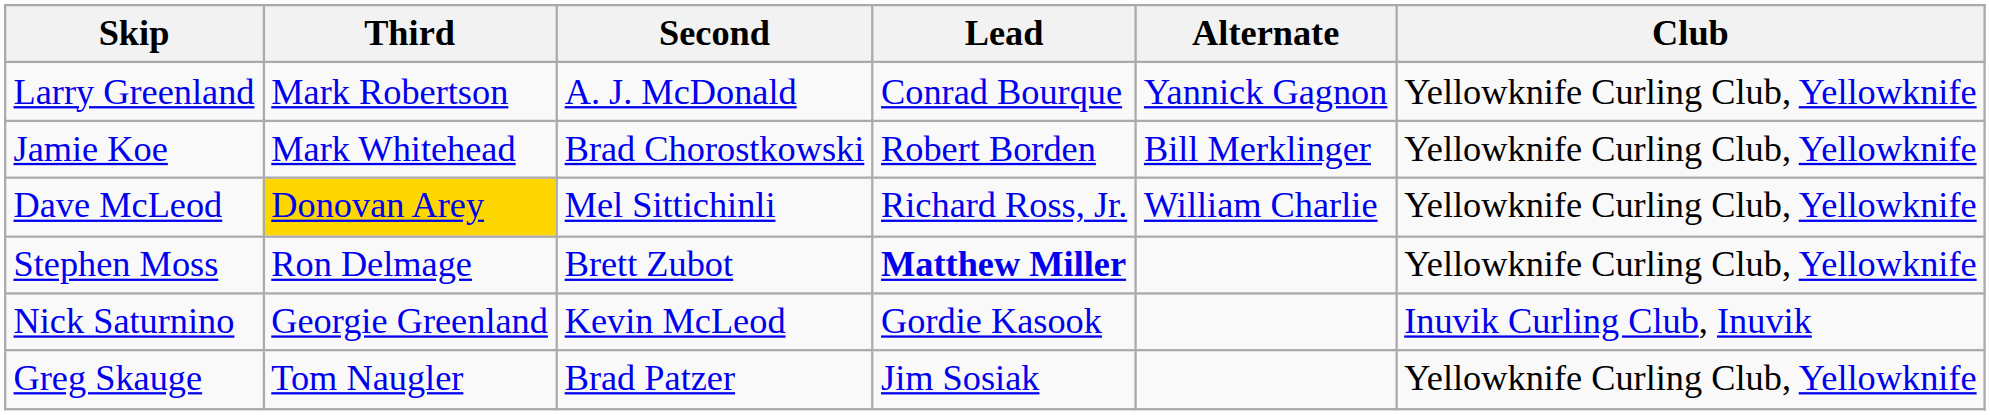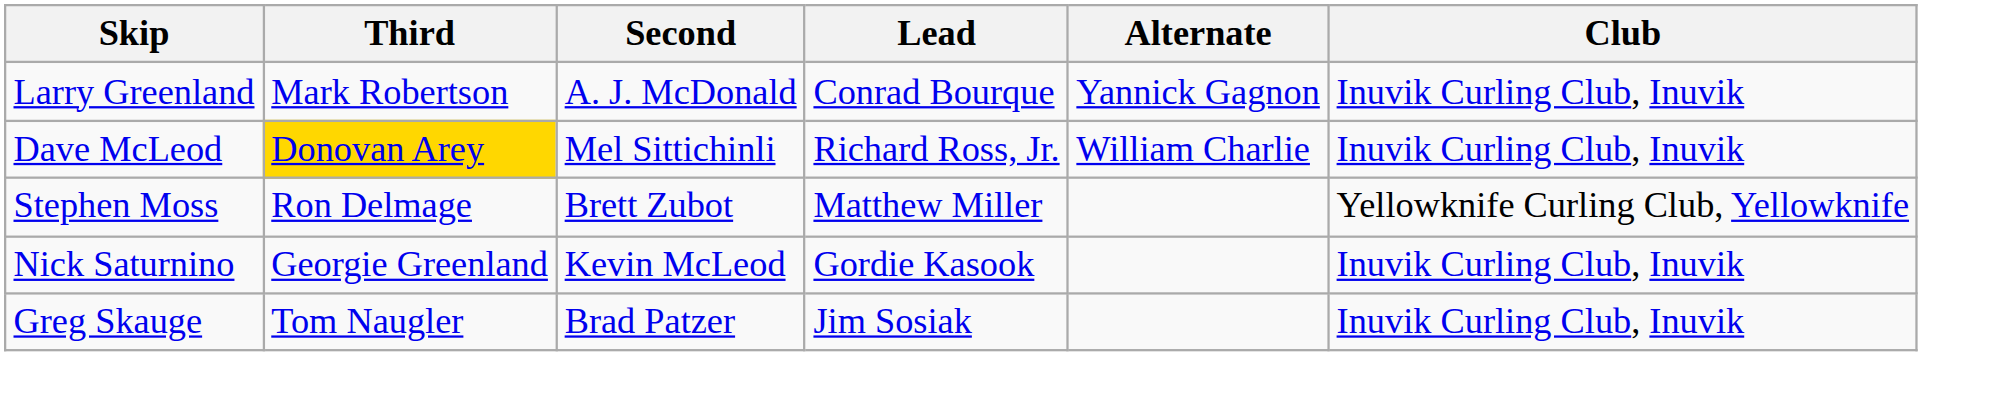(1690, 90) Yellowknife Curling Club, Yellowknife -> (1540, 90) Inuvik Curling Club, Inuvik
- row: (91, 148)
(1690, 206) Yellowknife Curling Club, Yellowknife -> (1540, 148) Inuvik Curling Club, Inuvik
(1004, 263) bold -> (928, 206) normal
(1690, 378) Yellowknife Curling Club, Yellowknife -> (1540, 321) Inuvik Curling Club, Inuvik
